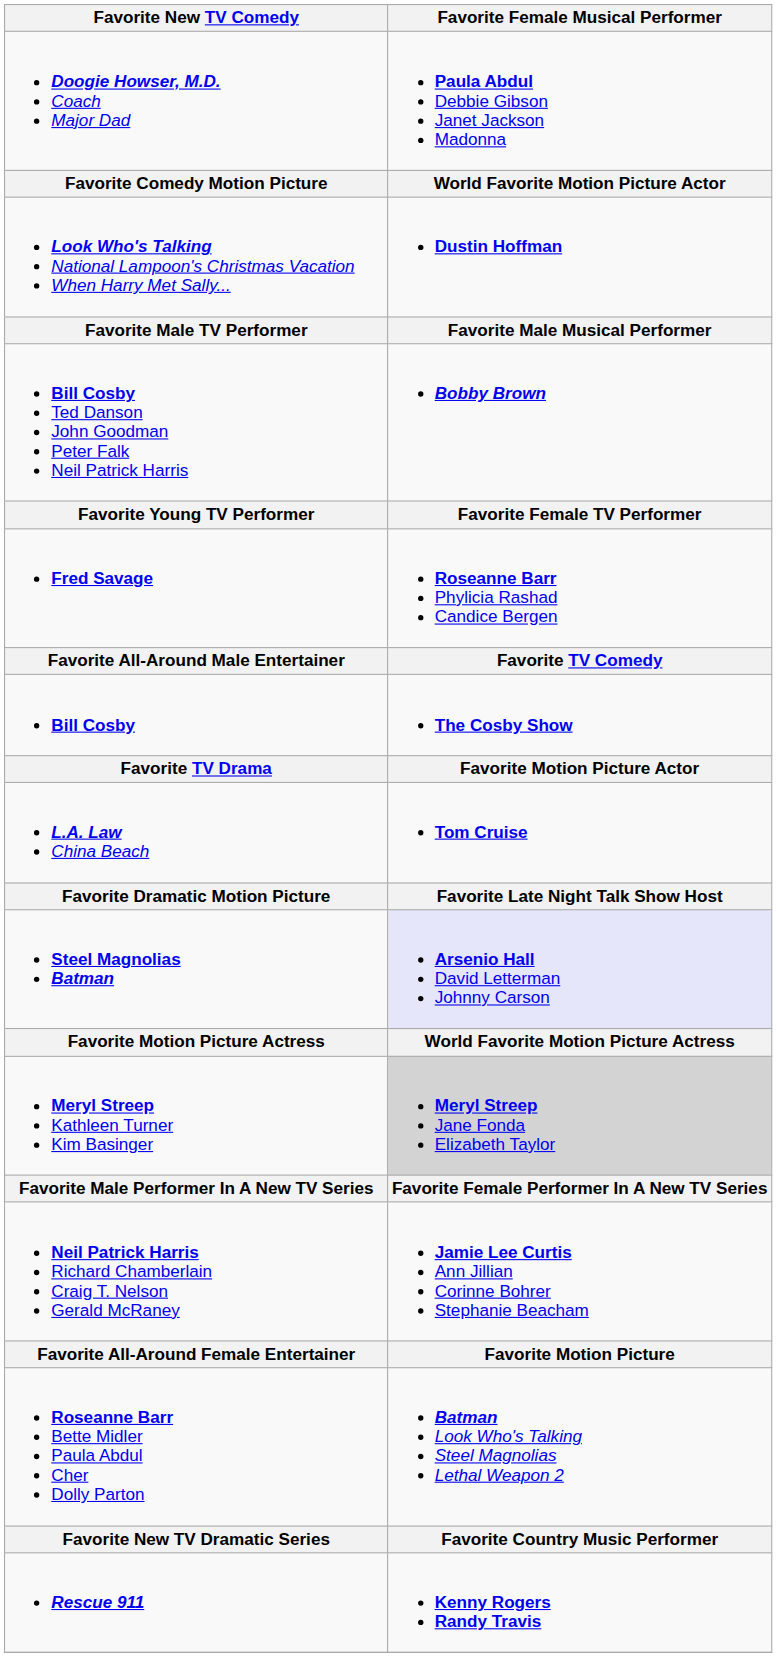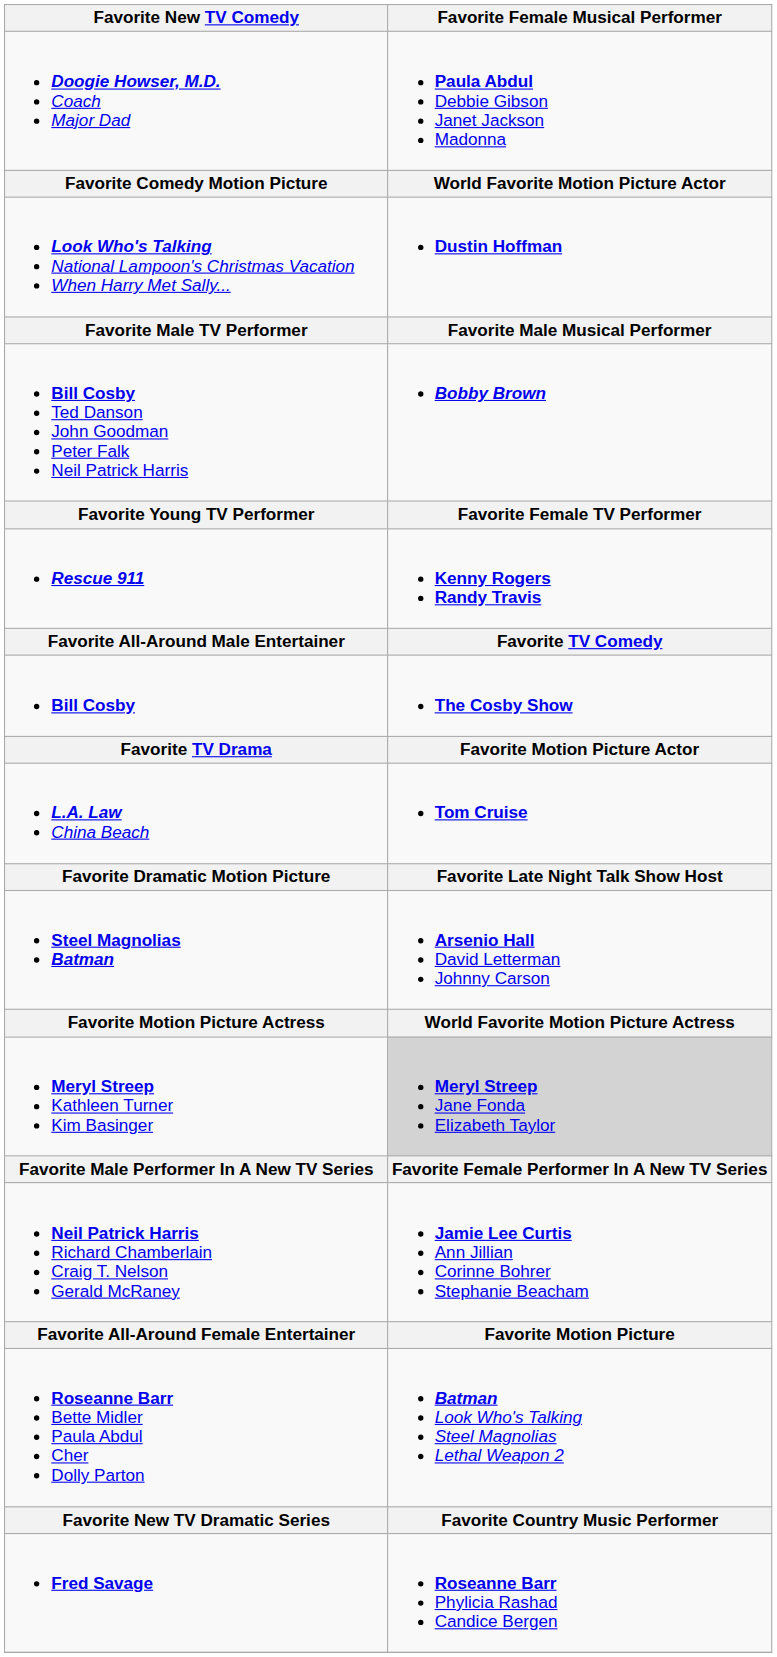rows swapped: (196, 578) <-> (196, 1603)
(580, 979) lavender background -> (580, 960) no background
